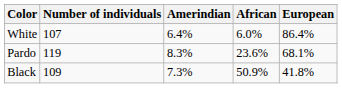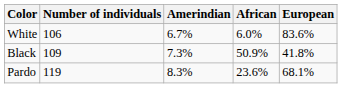(52, 33) 107 -> (52, 33) 106
(180, 33) 6.4% -> (180, 33) 6.7%
(298, 33) 86.4% -> (298, 33) 83.6%
rows swapped: (22, 53) <-> (22, 72)
